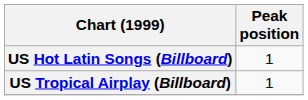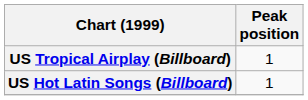rows swapped: (120, 58) <-> (120, 82)
